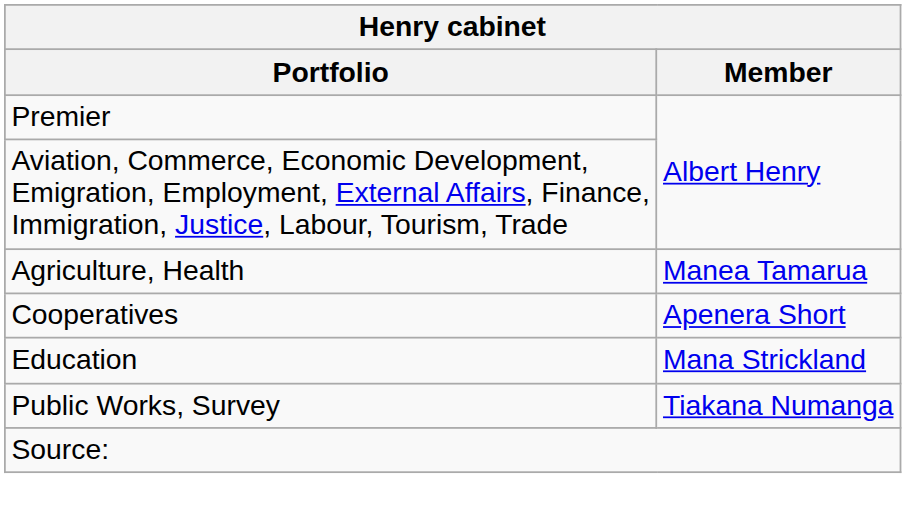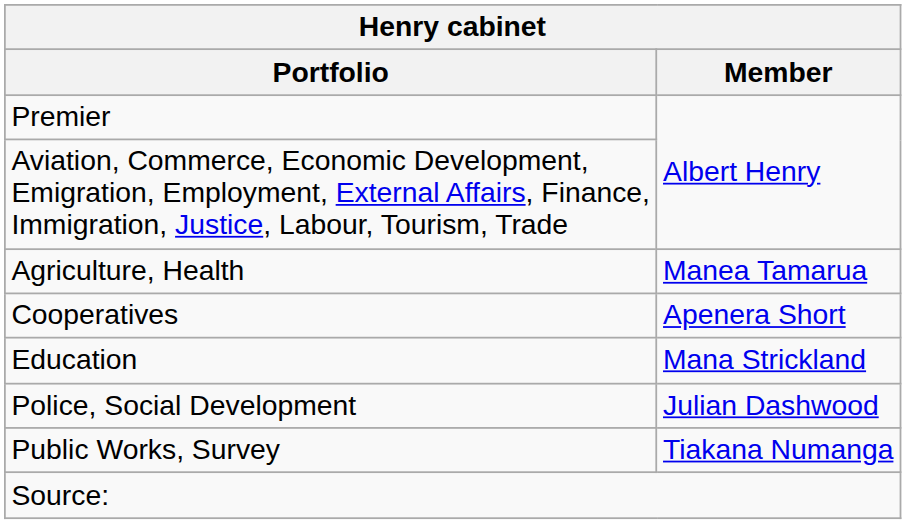+ row: (184, 405)
